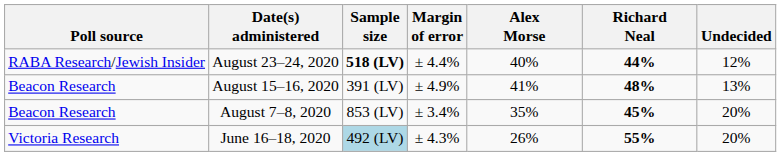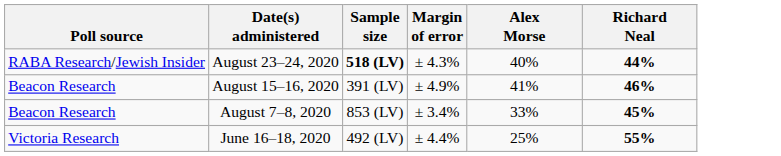- column: (736, 36)
(437, 61) ± 4.4% -> (437, 61) ± 4.3%
(640, 87) 48% -> (640, 87) 46%
(524, 113) 35% -> (524, 113) 33%
(375, 138) lightblue background -> (375, 138) no background
(437, 138) ± 4.3% -> (437, 138) ± 4.4%
(524, 138) 26% -> (524, 138) 25%
